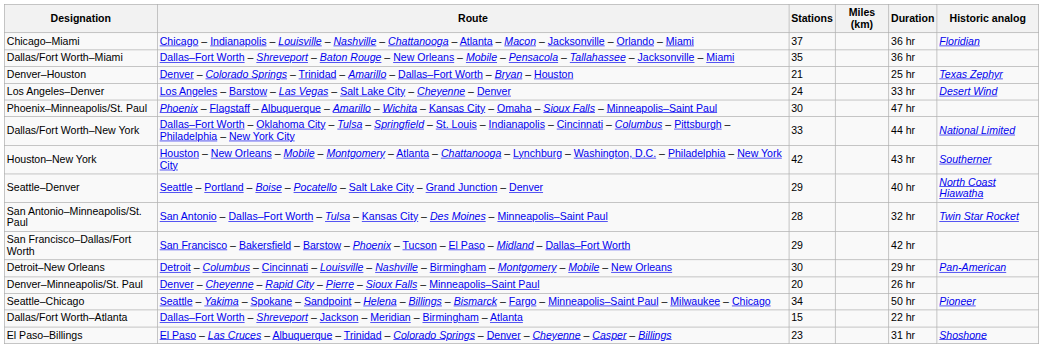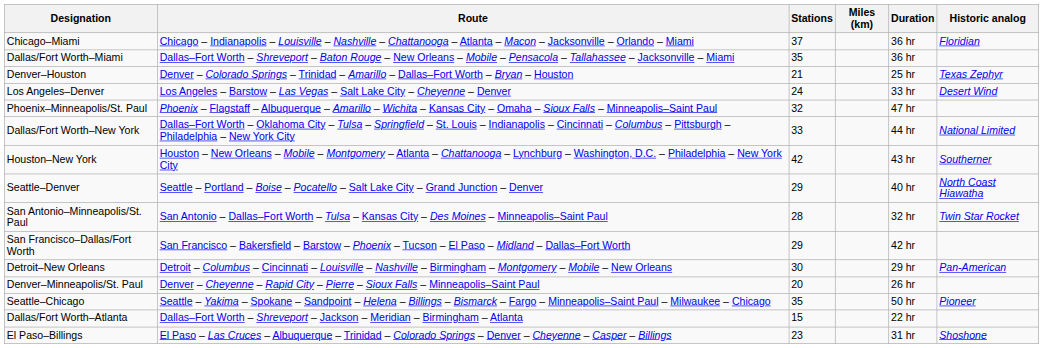(797, 108) 30 -> (797, 108) 32
(797, 301) 34 -> (797, 301) 35
